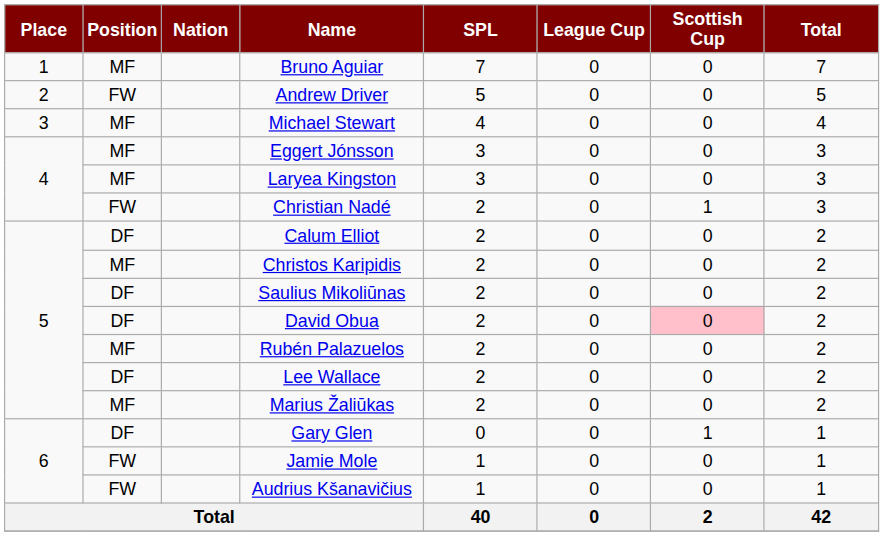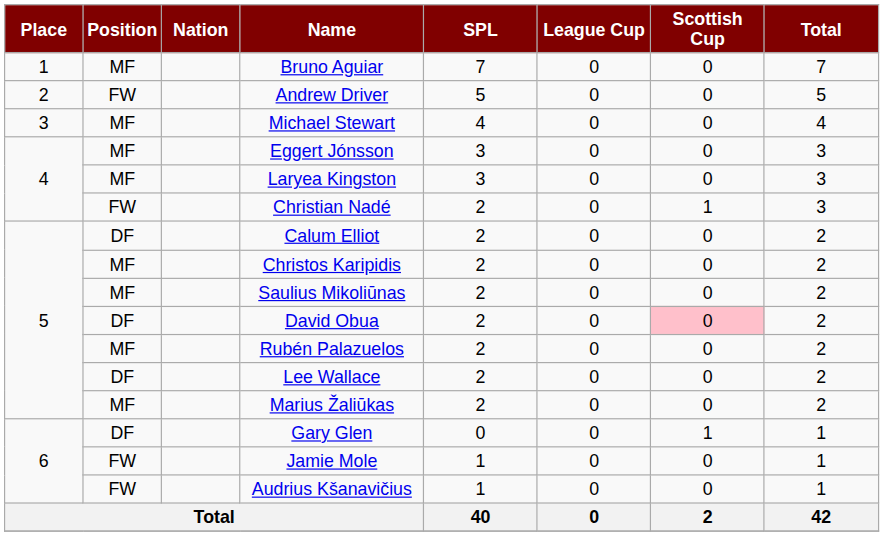(122, 292) DF -> (122, 292) MF
